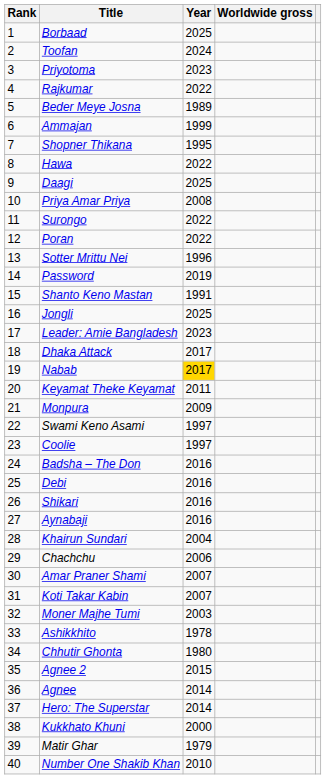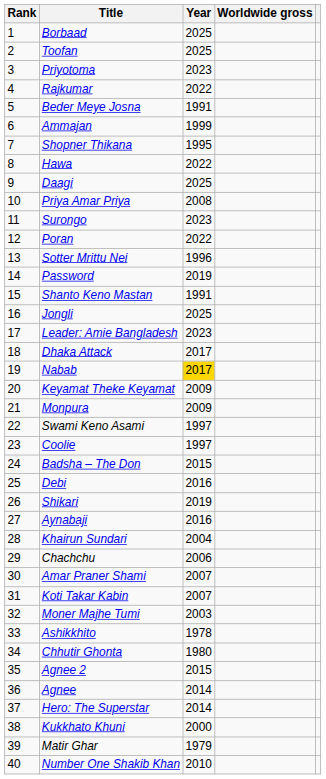(199, 51) 2024 -> (199, 51) 2025
(199, 107) 1989 -> (199, 107) 1991
(199, 220) 2022 -> (199, 220) 2023
(198, 389) 2011 -> (199, 389) 2009
(199, 464) 2016 -> (199, 464) 2015
(199, 502) 2016 -> (199, 502) 2019
